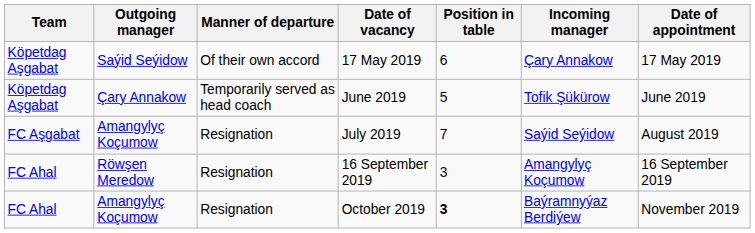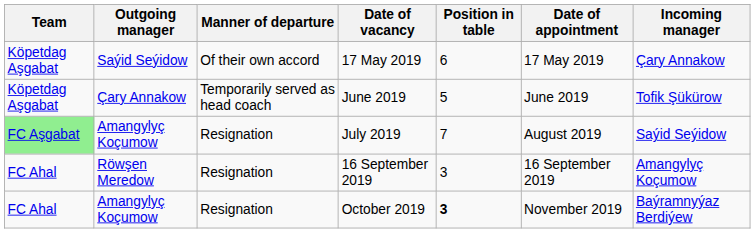columns swapped: (579, 23) <-> (694, 23)
(44, 135) no background -> (44, 135) lightgreen background
